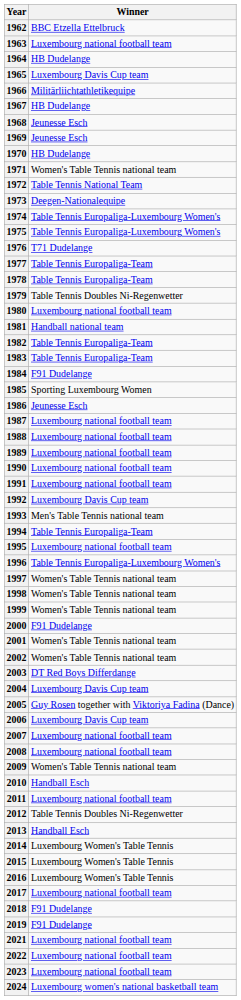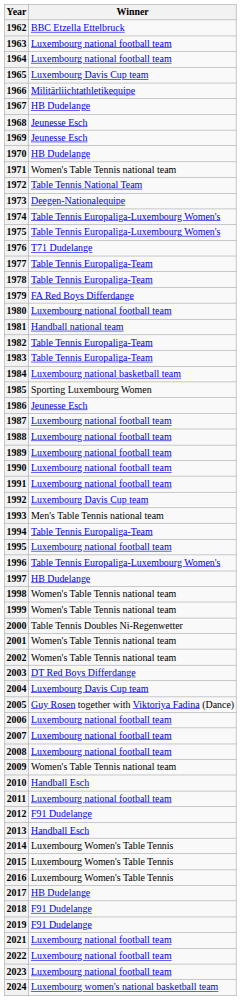(61, 59) HB Dudelange -> (101, 59) Luxembourg national football team
(107, 295) Table Tennis Doubles Ni-Regenwetter -> (82, 295) FA Red Boys Differdange
(61, 374) F91 Dudelange -> (106, 374) Luxembourg national basketball team
(104, 578) Women's Table Tennis national team -> (61, 578) HB Dudelange
(61, 625) F91 Dudelange -> (107, 625) Table Tennis Doubles Ni-Regenwetter
(90, 720) Luxembourg Davis Cup team -> (101, 720) Luxembourg national football team
(107, 814) Table Tennis Doubles Ni-Regenwetter -> (61, 814) F91 Dudelange
(101, 893) Luxembourg national football team -> (61, 893) HB Dudelange
